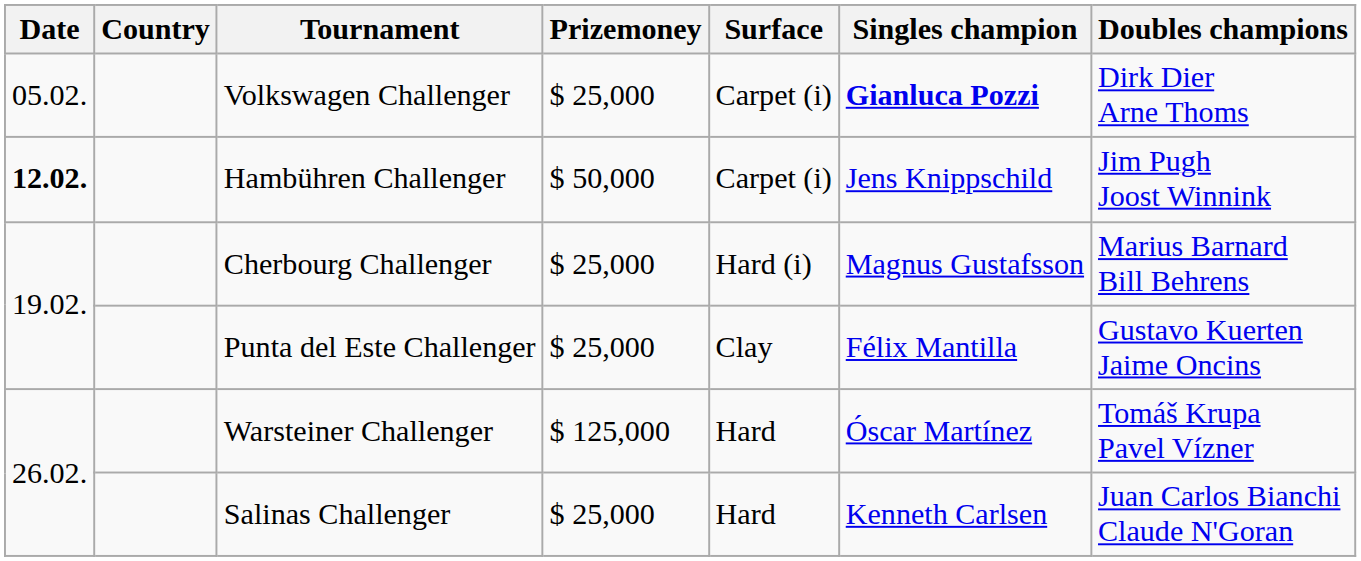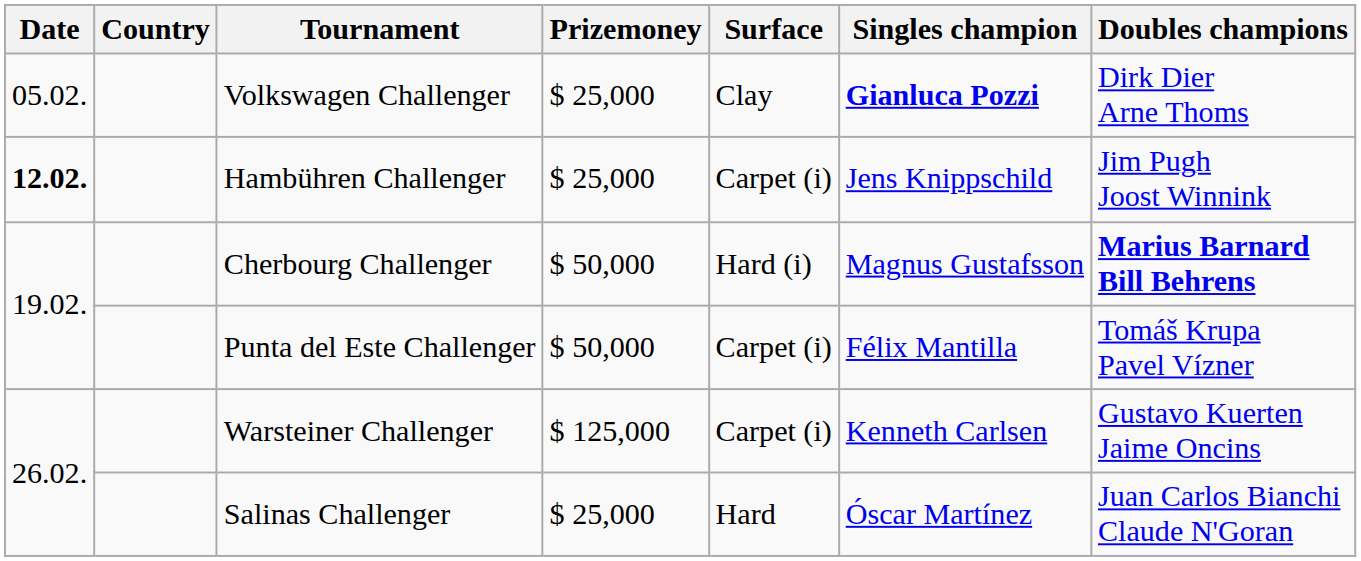(774, 94) Carpet (i) -> (744, 94) Clay
(602, 178) $ 50,000 -> (602, 178) $ 25,000
(602, 262) $ 25,000 -> (602, 262) $ 50,000
(1193, 262) normal -> (1204, 262) bold
(602, 346) $ 25,000 -> (602, 346) $ 50,000
(744, 346) Clay -> (774, 346) Carpet (i)
(1200, 346) Gustavo Kuerten Jaime Oncins -> (1179, 346) Tomáš Krupa Pavel Vízner
(746, 429) Hard -> (774, 429) Carpet (i)
(939, 429) Óscar Martínez -> (946, 429) Kenneth Carlsen
(1179, 429) Tomáš Krupa Pavel Vízner -> (1200, 429) Gustavo Kuerten Jaime Oncins
(946, 513) Kenneth Carlsen -> (939, 513) Óscar Martínez
